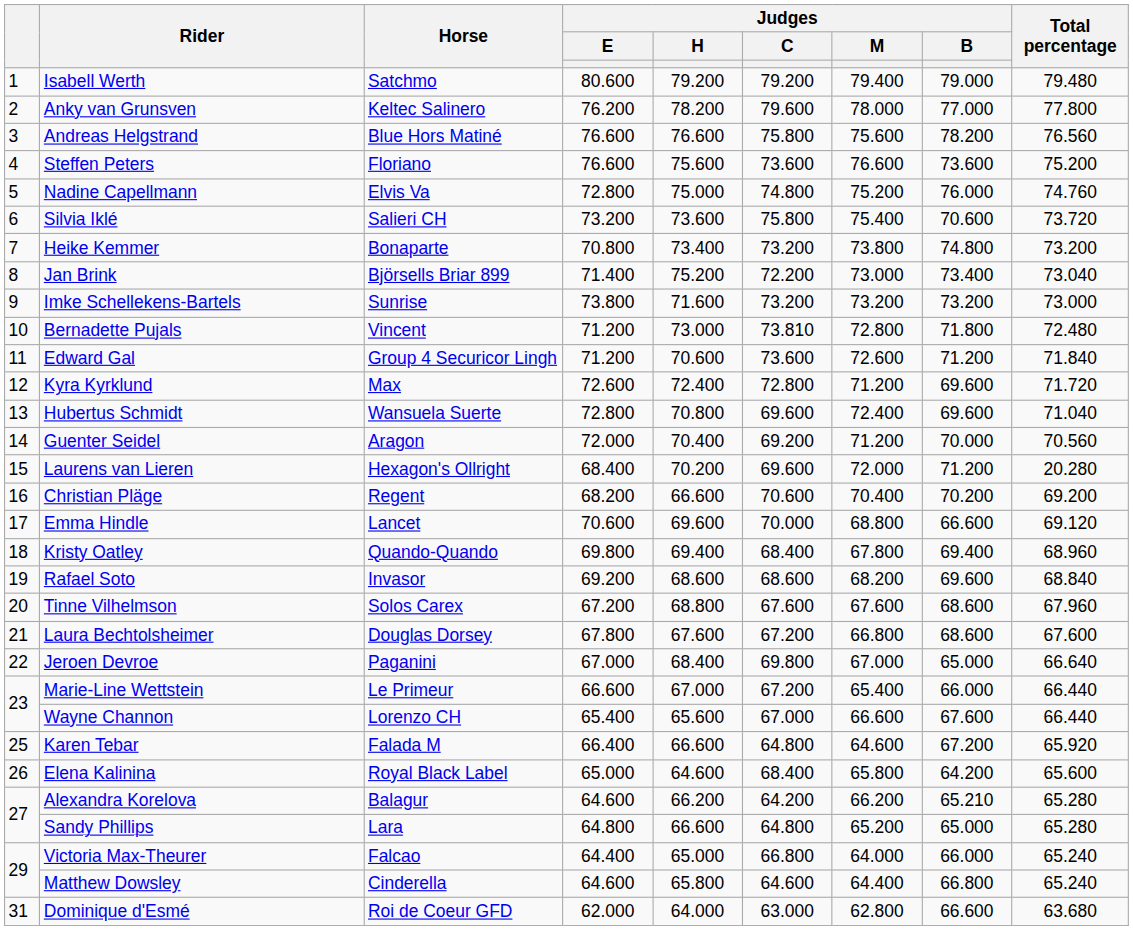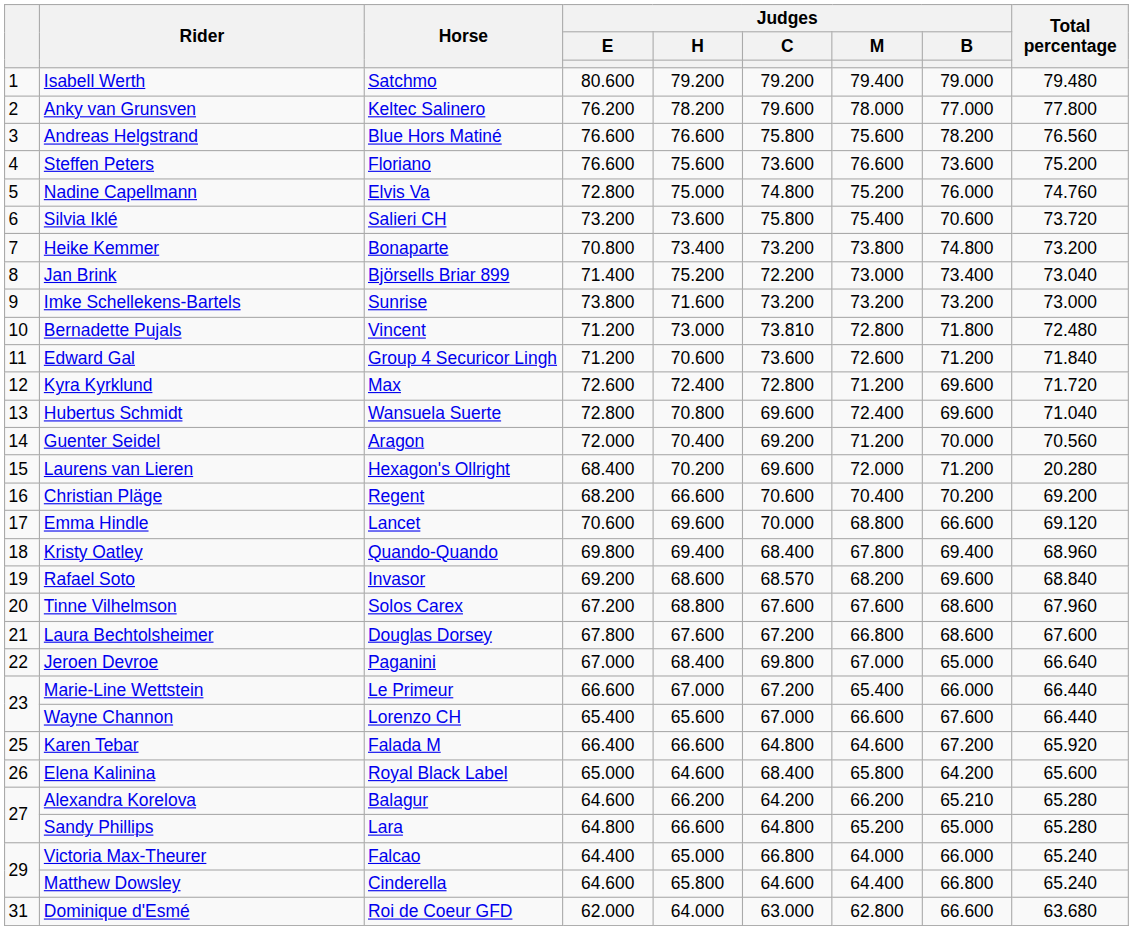(787, 579) 68.600 -> (787, 579) 68.570
